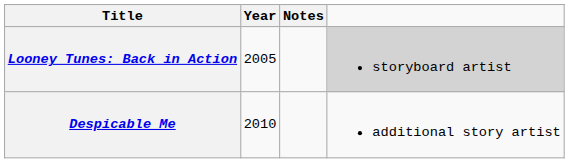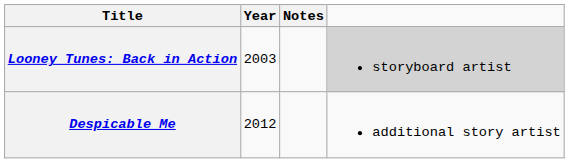(260, 59) 2005 -> (260, 59) 2003
(260, 125) 2010 -> (260, 125) 2012
